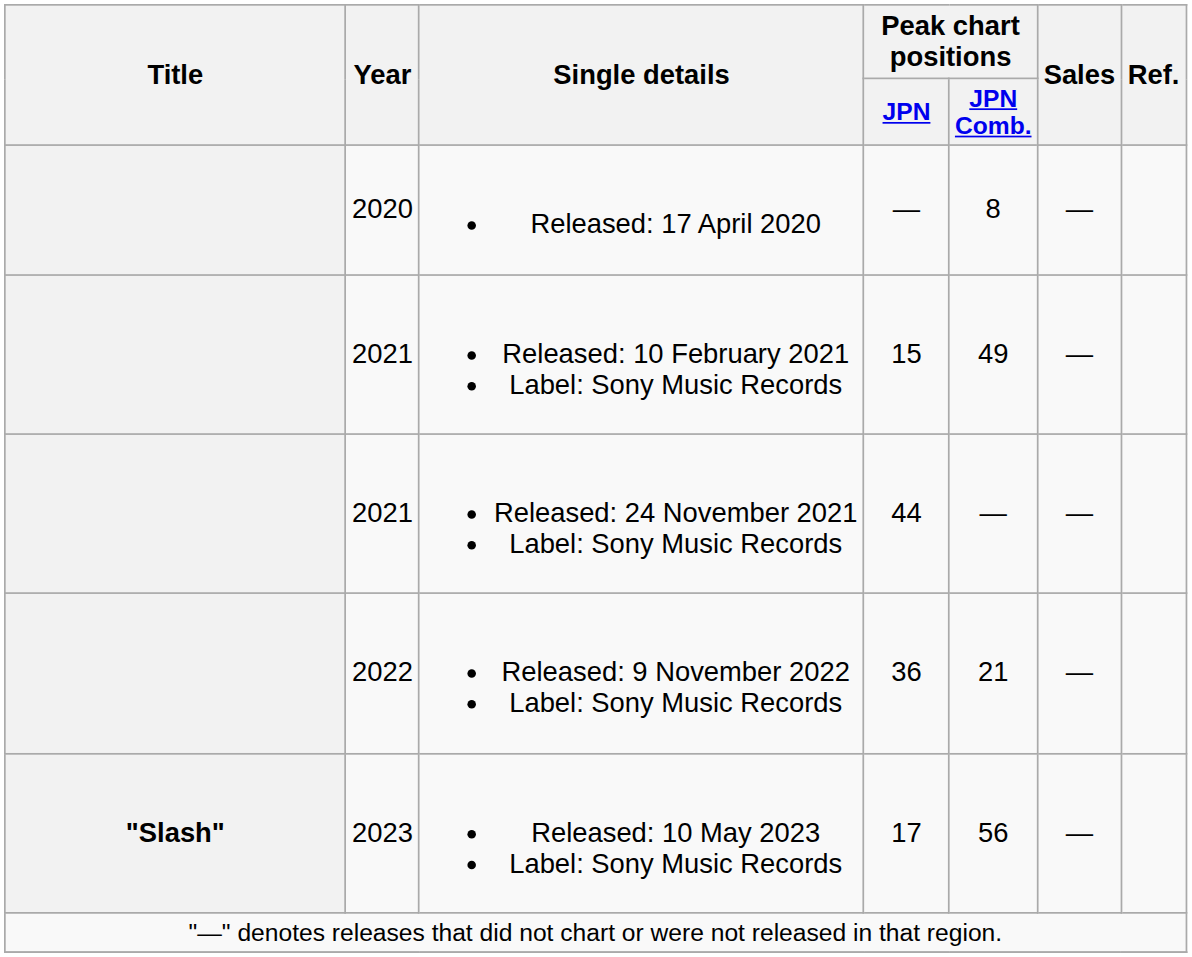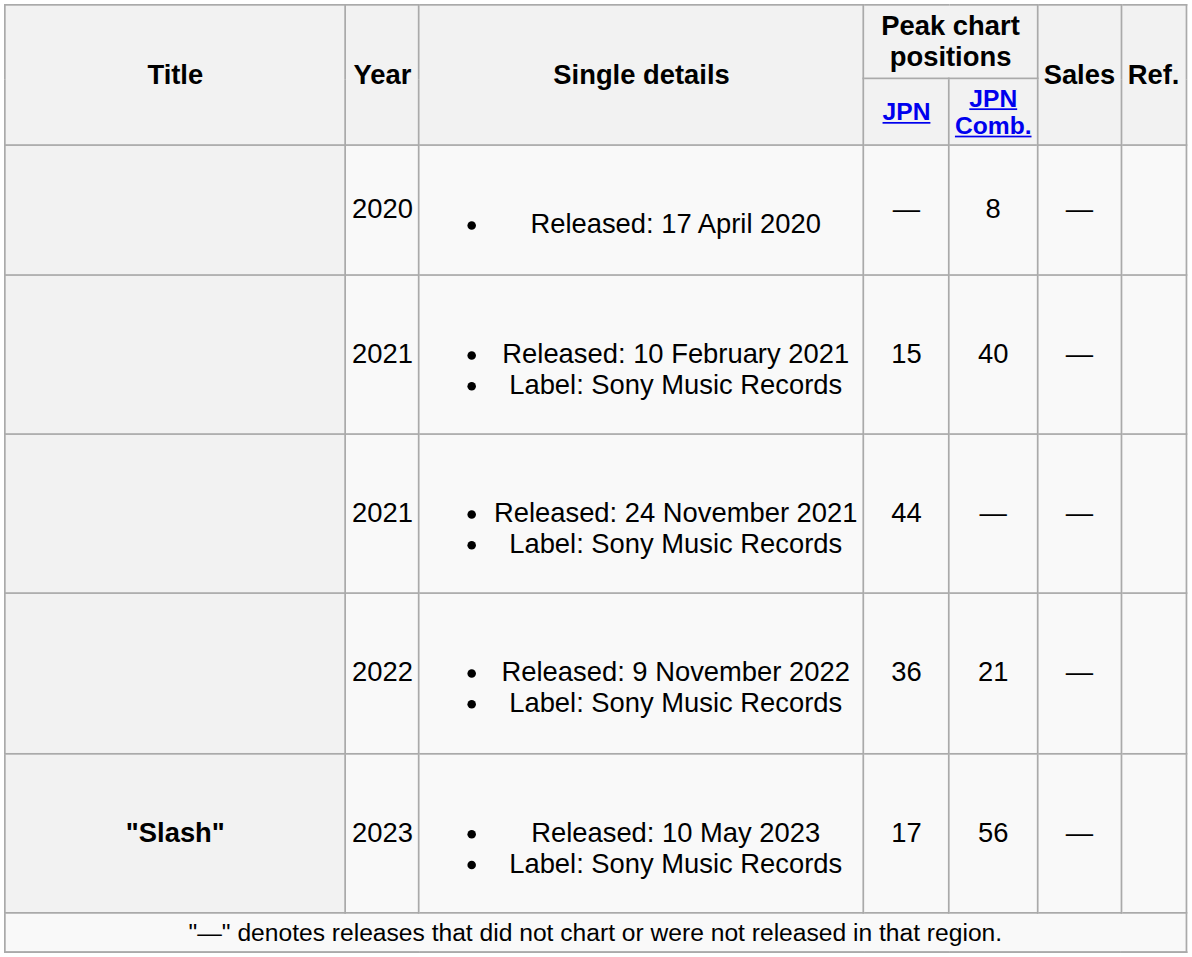(993, 353) 49 -> (993, 353) 40
